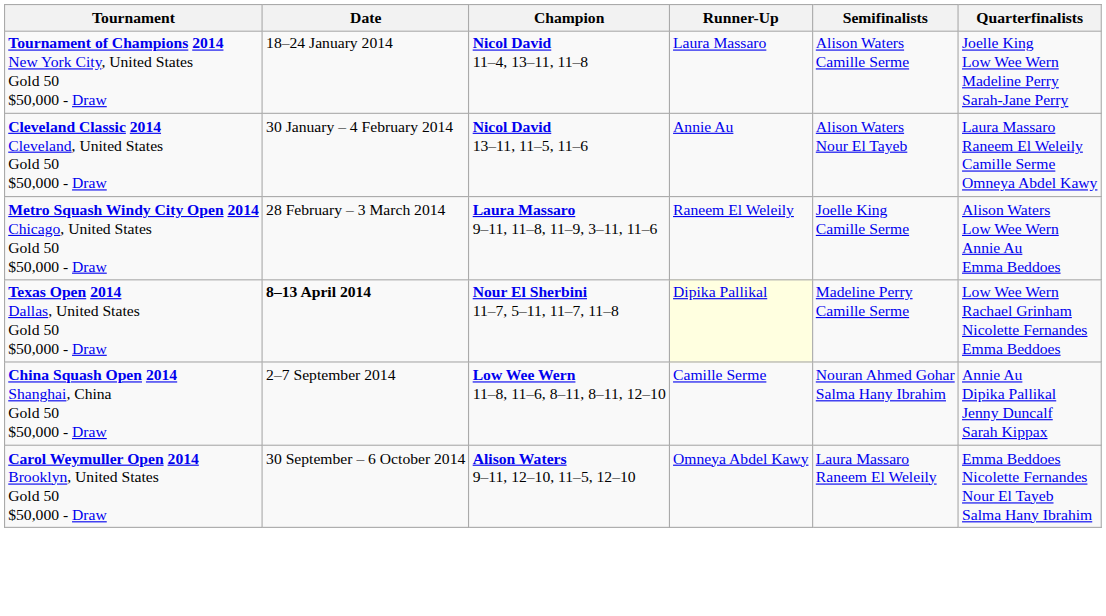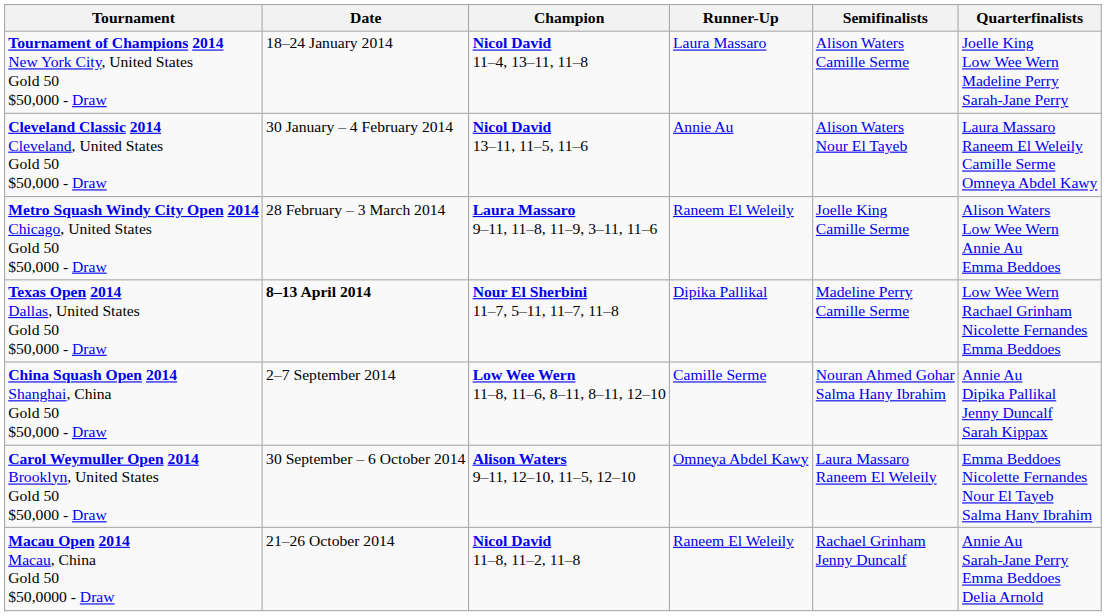(720, 292) lightyellow background -> (720, 292) no background
+ row: (69, 569)
